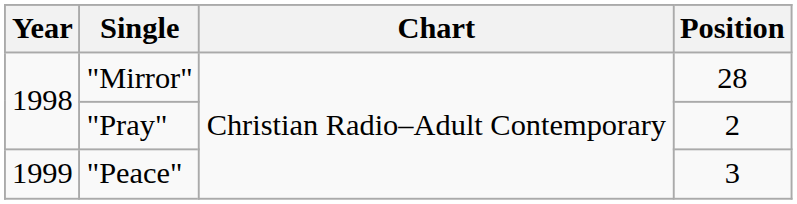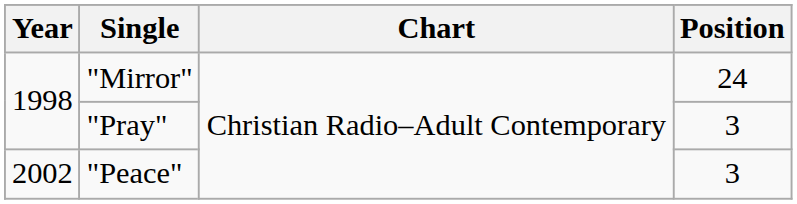(732, 76) 28 -> (732, 76) 24
(732, 125) 2 -> (732, 125) 3
(42, 173) 1999 -> (42, 173) 2002
